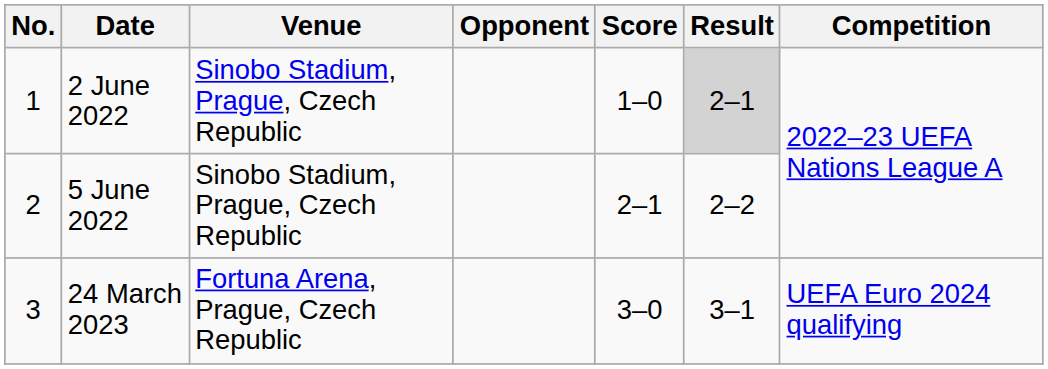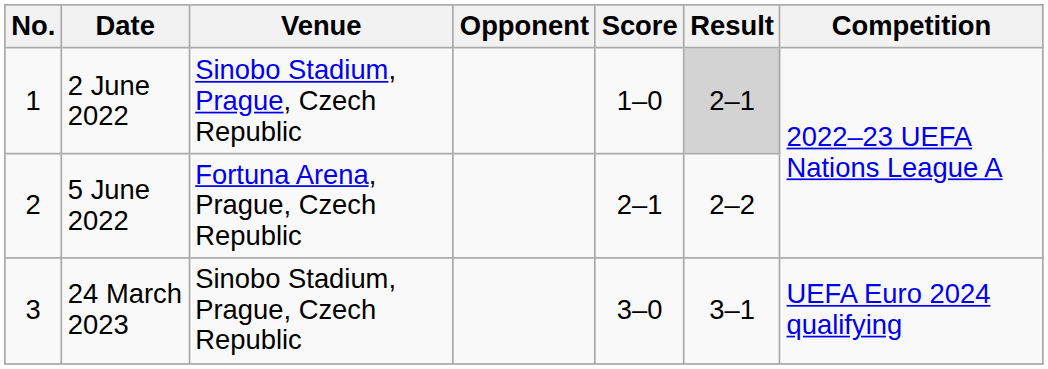(296, 205) Sinobo Stadium, Prague, Czech Republic -> (286, 205) Fortuna Arena, Prague, Czech Republic
(286, 310) Fortuna Arena, Prague, Czech Republic -> (296, 310) Sinobo Stadium, Prague, Czech Republic
